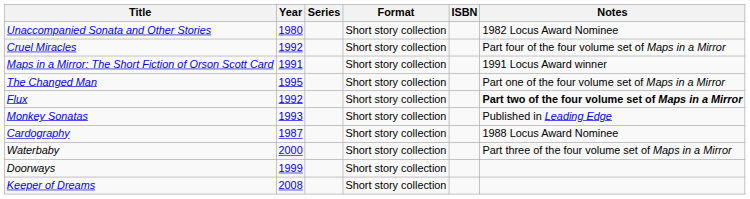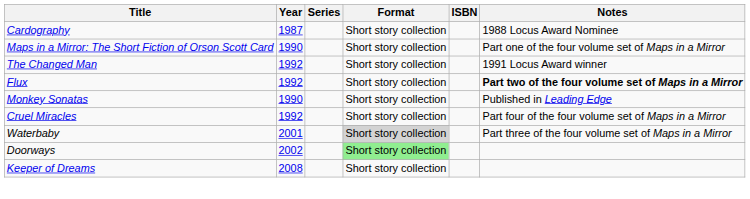- row: (109, 30)
rows swapped: (38, 133) <-> (42, 47)
(291, 64) 1991 -> (291, 47) 1990
(545, 64) 1991 Locus Award winner -> (604, 47) Part one of the four volume set of Maps in a Mirror
(291, 82) 1995 -> (291, 64) 1992
(604, 82) Part one of the four volume set of Maps in a Mirror -> (545, 64) 1991 Locus Award winner
(291, 116) 1993 -> (291, 99) 1990
(291, 151) 2000 -> (291, 133) 2001
(396, 151) no background -> (396, 133) lightgrey background
(291, 168) 1999 -> (291, 151) 2002
(396, 168) no background -> (396, 151) lightgreen background
